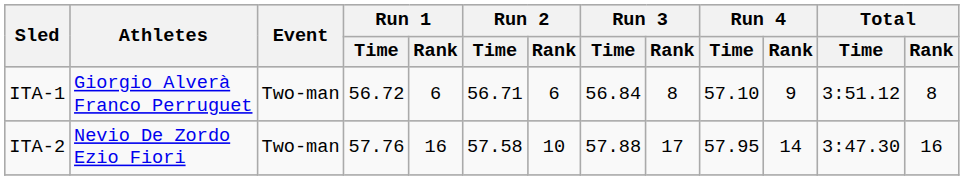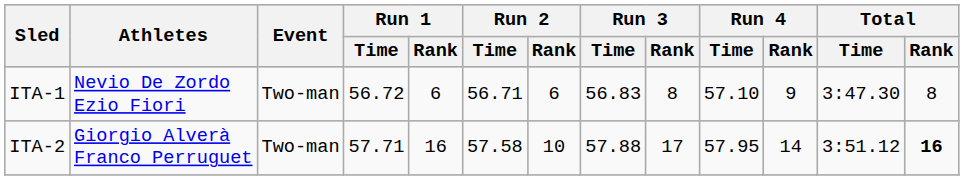(163, 94) Giorgio Alverà Franco Perruguet -> (152, 94) Nevio De Zordo Ezio Fiori
(613, 94) 56.84 -> (613, 94) 56.83
(861, 94) 3:51.12 -> (861, 94) 3:47.30
(152, 147) Nevio De Zordo Ezio Fiori -> (163, 147) Giorgio Alverà Franco Perruguet
(376, 147) 57.76 -> (376, 147) 57.71
(861, 147) 3:47.30 -> (861, 147) 3:51.12
(931, 147) normal -> (931, 147) bold
